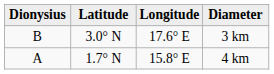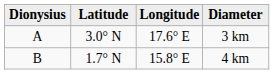(37, 36) B -> (37, 36) A
(37, 58) A -> (37, 58) B
